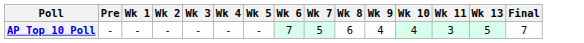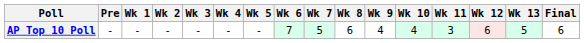+ column: (487, 13)
(524, 30) 7 -> (561, 30) 6
